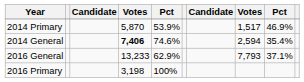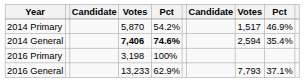(167, 26) 53.9% -> (167, 26) 54.2%
(167, 41) normal -> (167, 41) bold
rows swapped: (35, 70) <-> (35, 56)
